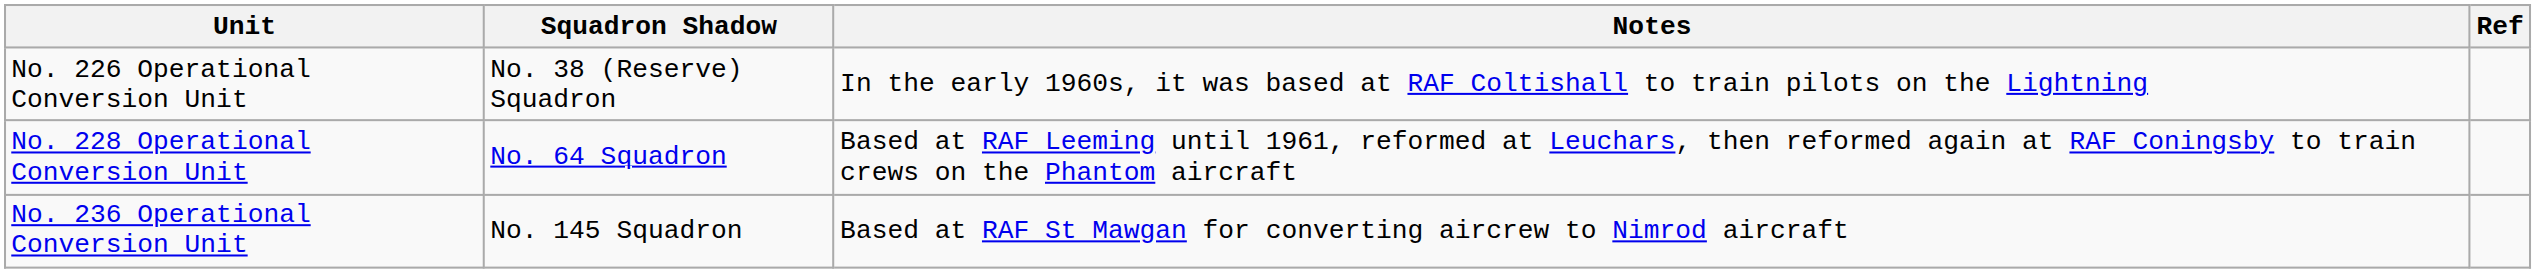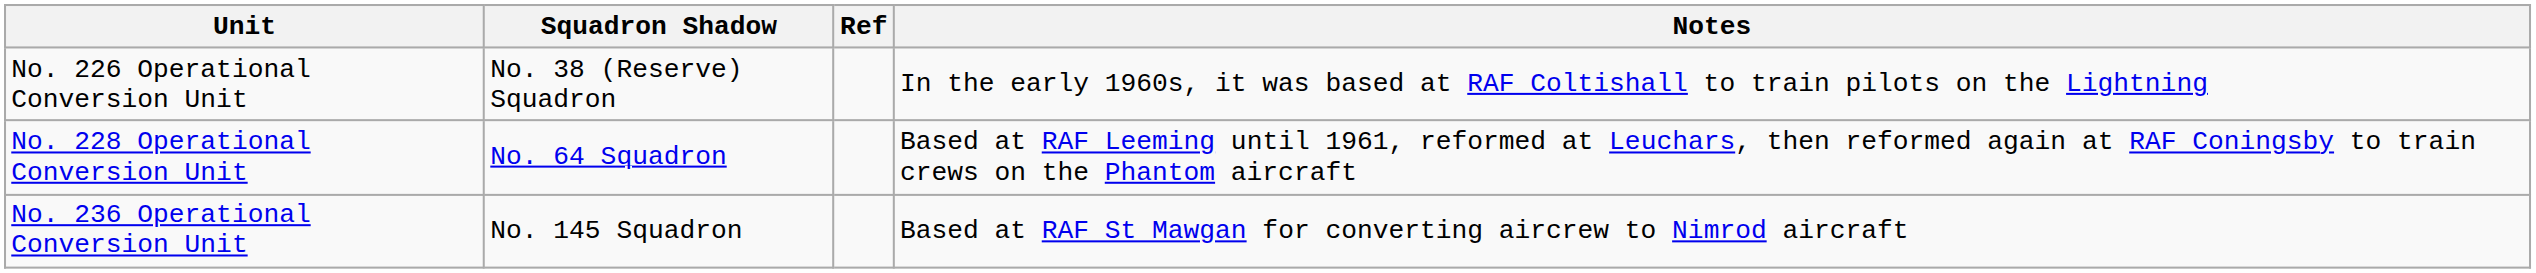columns swapped: (1652, 26) <-> (2500, 26)
